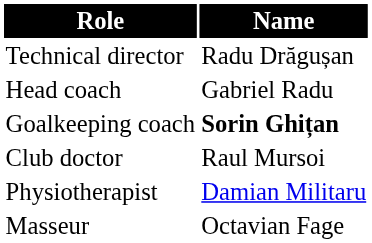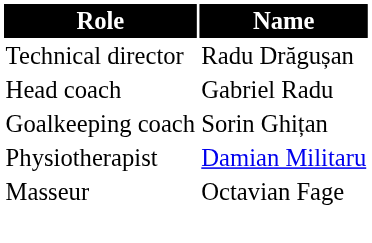(270, 123) bold -> (265, 123) normal
- row: (64, 157)
